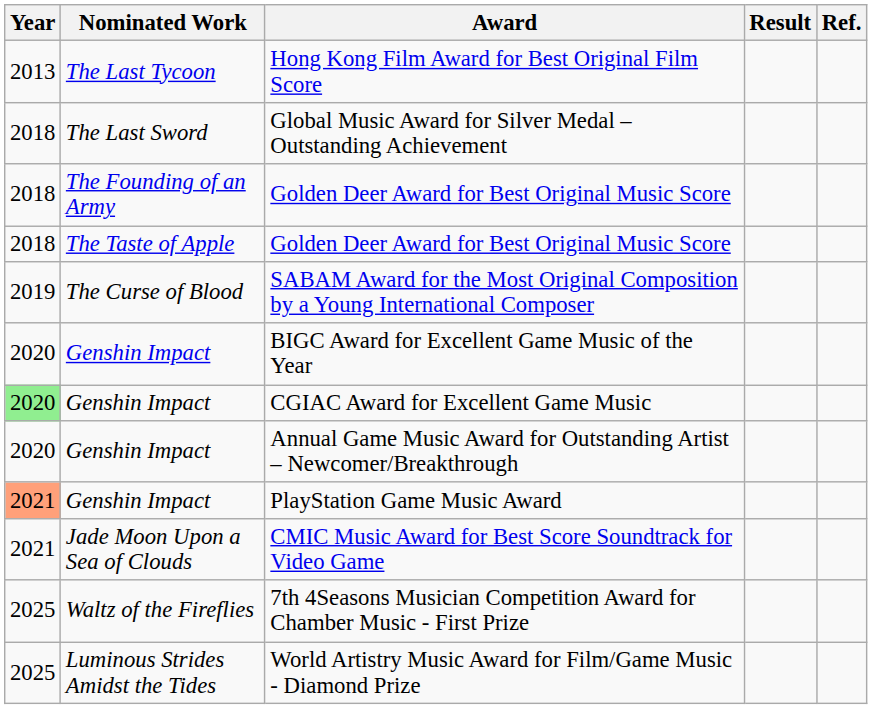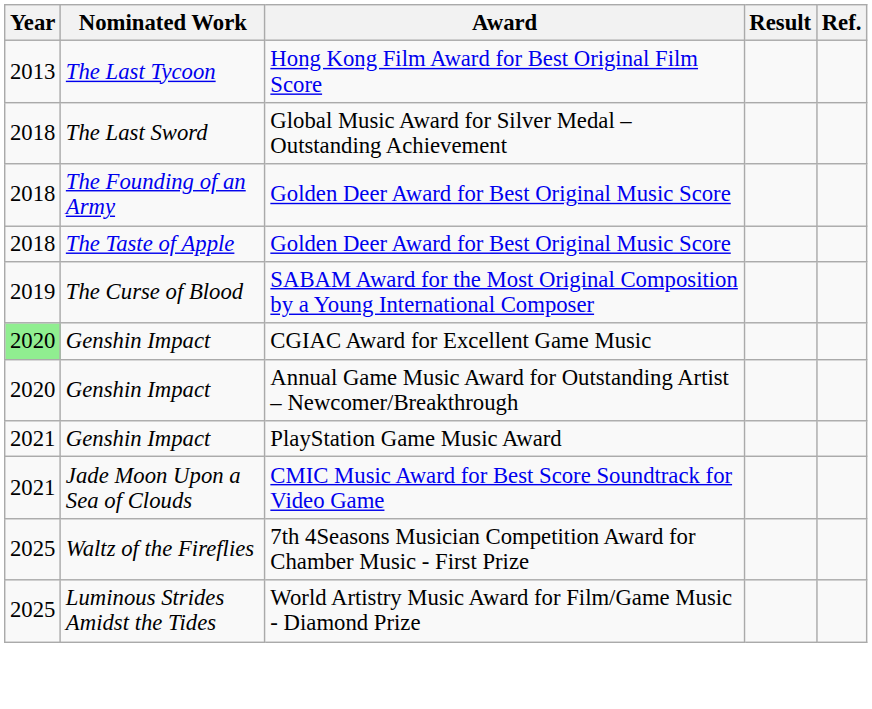- row: (138, 353)
(33, 500) lightsalmon background -> (33, 438) no background
